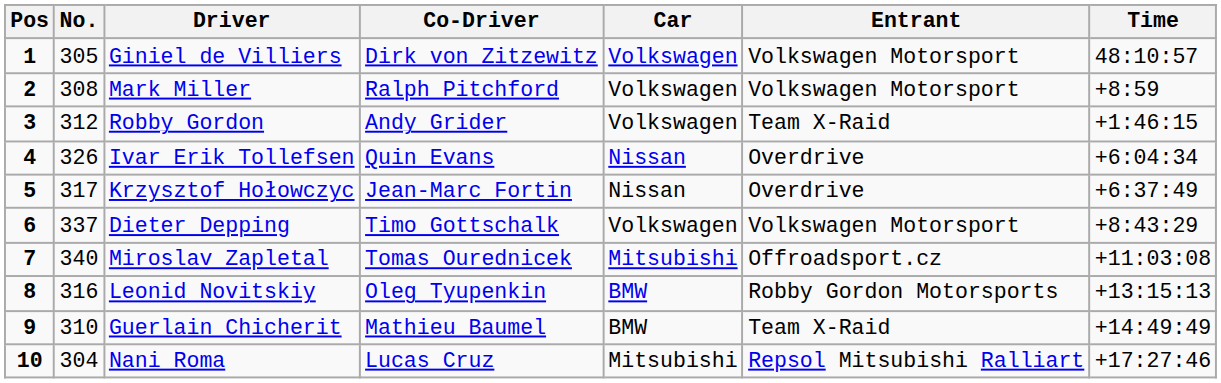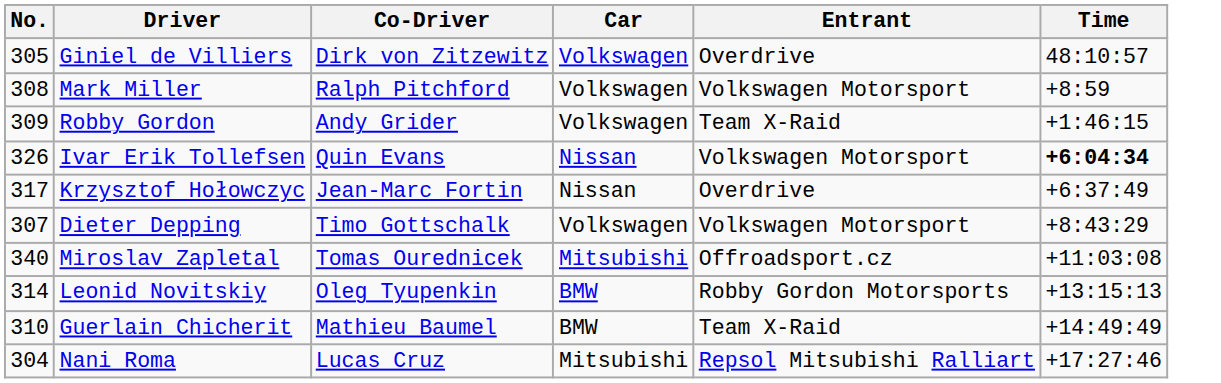- column: (30, 22)
(884, 56) Volkswagen Motorsport -> (757, 56) Overdrive
(79, 124) 312 -> (30, 124) 309
(806, 158) Overdrive -> (835, 158) Volkswagen Motorsport
(1147, 158) normal -> (1097, 158) bold
(79, 226) 337 -> (30, 226) 307
(79, 294) 316 -> (30, 294) 314
